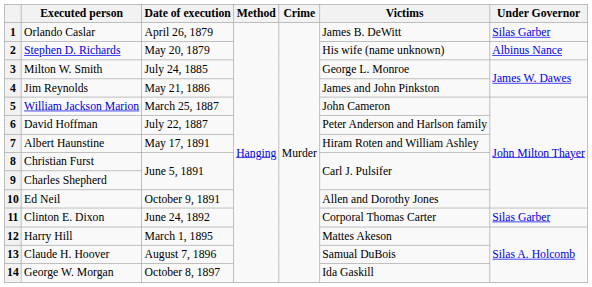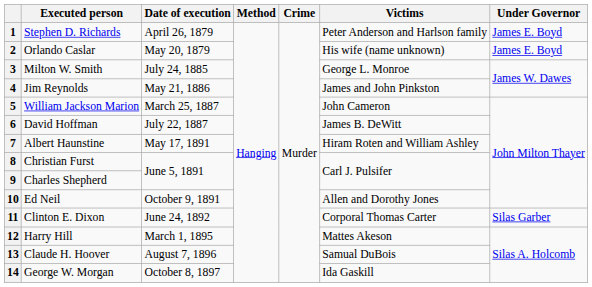(60, 32) Orlando Caslar -> (72, 32) Stephen D. Richards
(362, 32) James B. DeWitt -> (405, 32) Peter Anderson and Harlson family
(521, 32) Silas Garber -> (527, 32) James E. Boyd
(72, 50) Stephen D. Richards -> (60, 50) Orlando Caslar
(527, 50) Albinus Nance -> (527, 50) James E. Boyd
(405, 124) Peter Anderson and Harlson family -> (362, 124) James B. DeWitt
